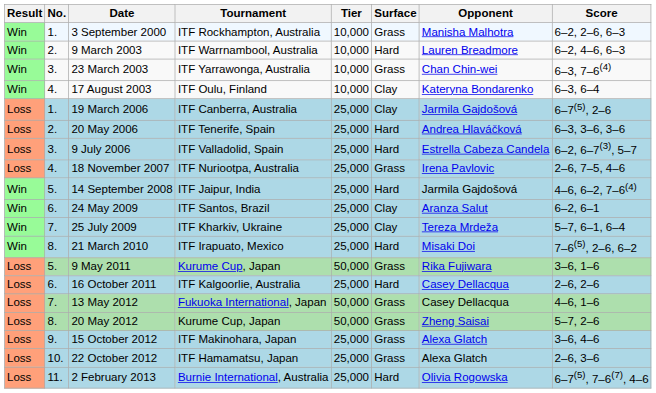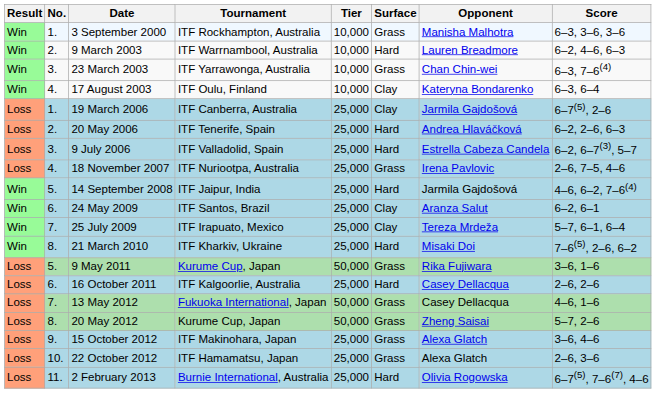(590, 31) 6–2, 2–6, 6–3 -> (590, 31) 6–3, 3–6, 3–6
(590, 129) 6–3, 3–6, 3–6 -> (590, 129) 6–2, 2–6, 6–3
(230, 227) ITF Kharkiv, Ukraine -> (231, 227) ITF Irapuato, Mexico
(231, 246) ITF Irapuato, Mexico -> (230, 246) ITF Kharkiv, Ukraine
